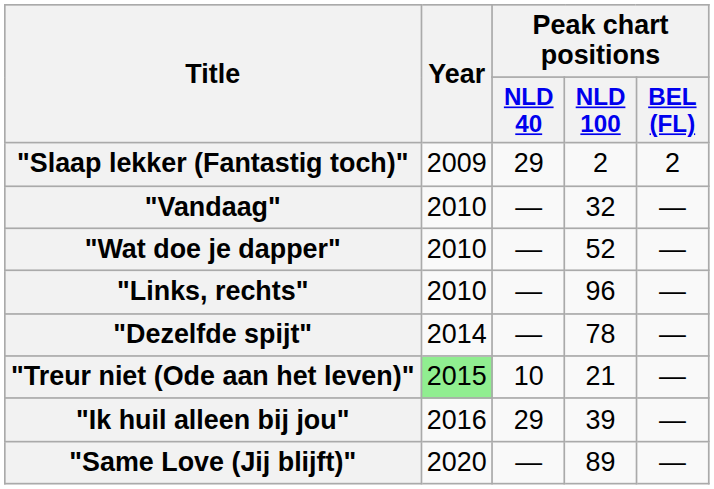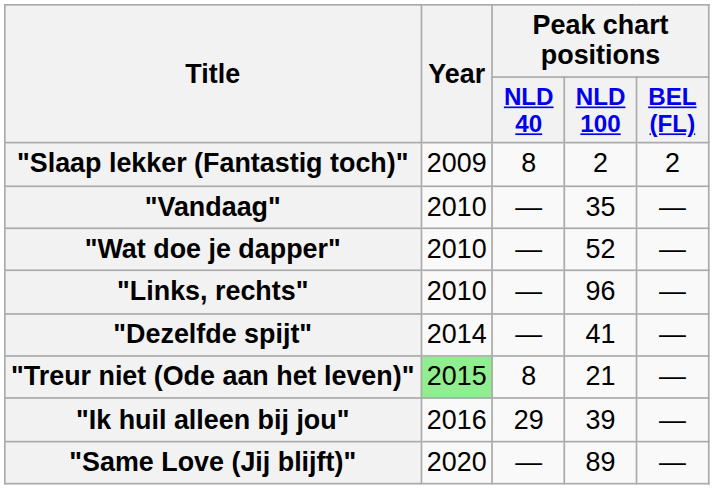(529, 163) 29 -> (529, 163) 8
(601, 206) 32 -> (601, 206) 35
(601, 334) 78 -> (601, 334) 41
(529, 376) 10 -> (529, 376) 8
